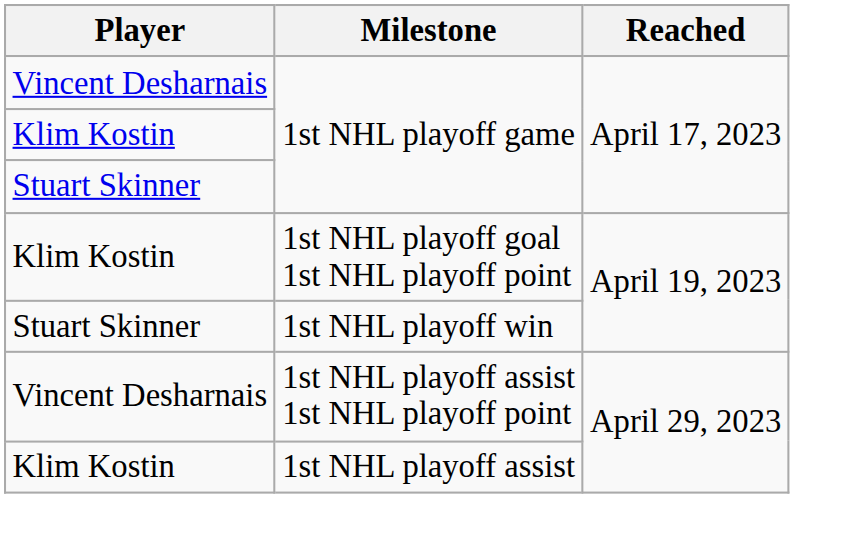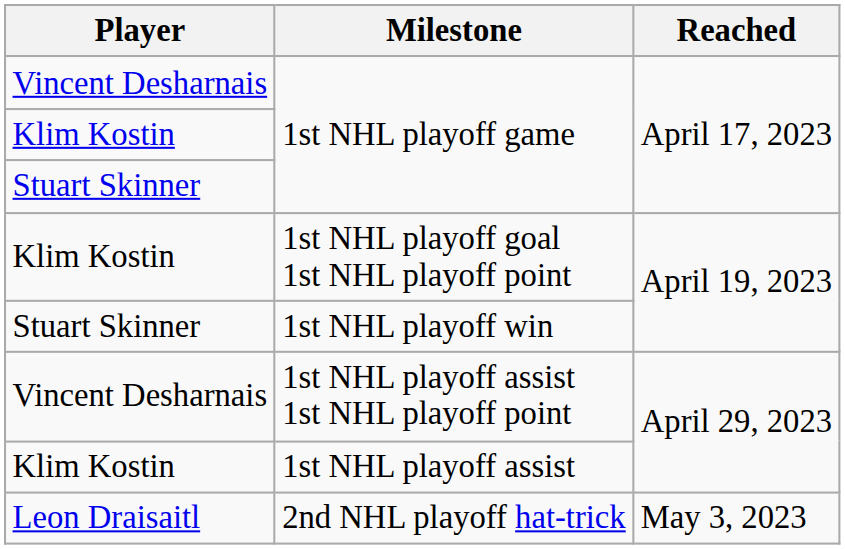+ row: (106, 517)
